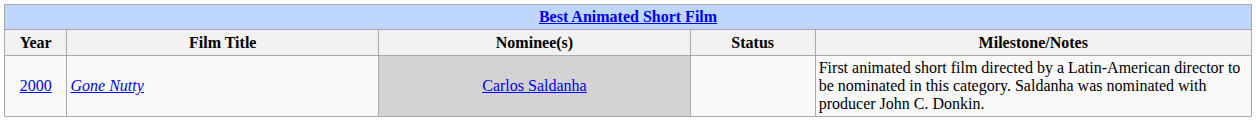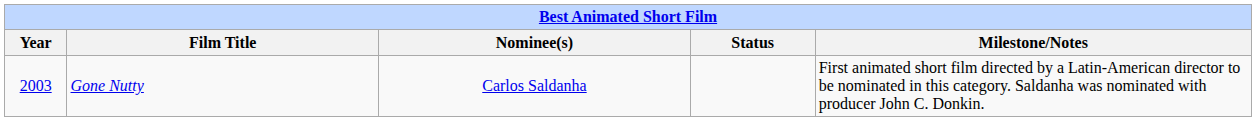(36, 85) 2000 -> (36, 85) 2003
(534, 85) lightgrey background -> (534, 85) no background
